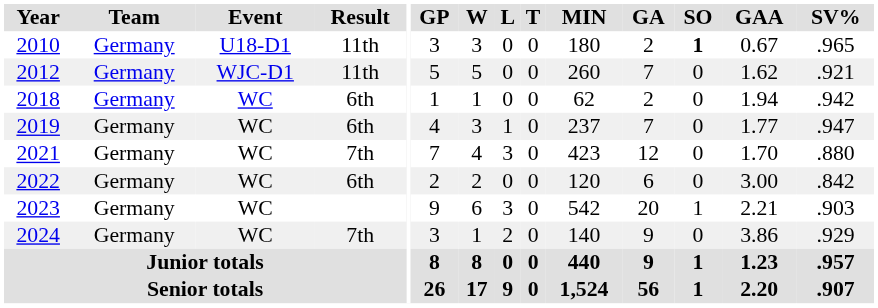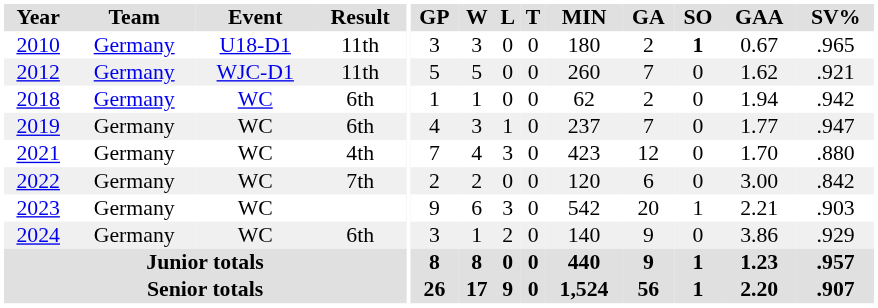(360, 153) 7th -> (360, 153) 4th
(360, 180) 6th -> (360, 180) 7th
(360, 235) 7th -> (360, 235) 6th
